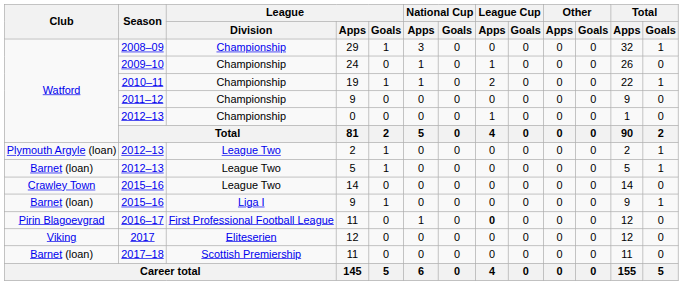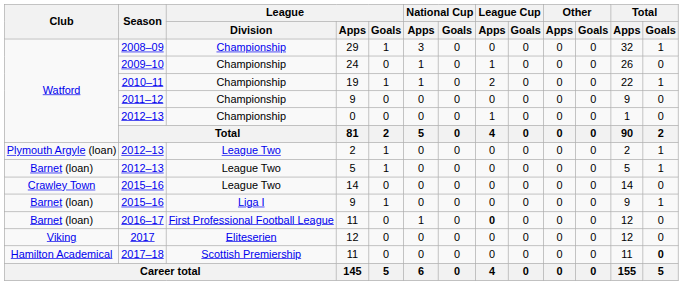(62, 220) Pirin Blagoevgrad -> (62, 220) Barnet (loan)
(62, 254) Barnet (loan) -> (62, 254) Hamilton Academical
(661, 254) normal -> (661, 254) bold
